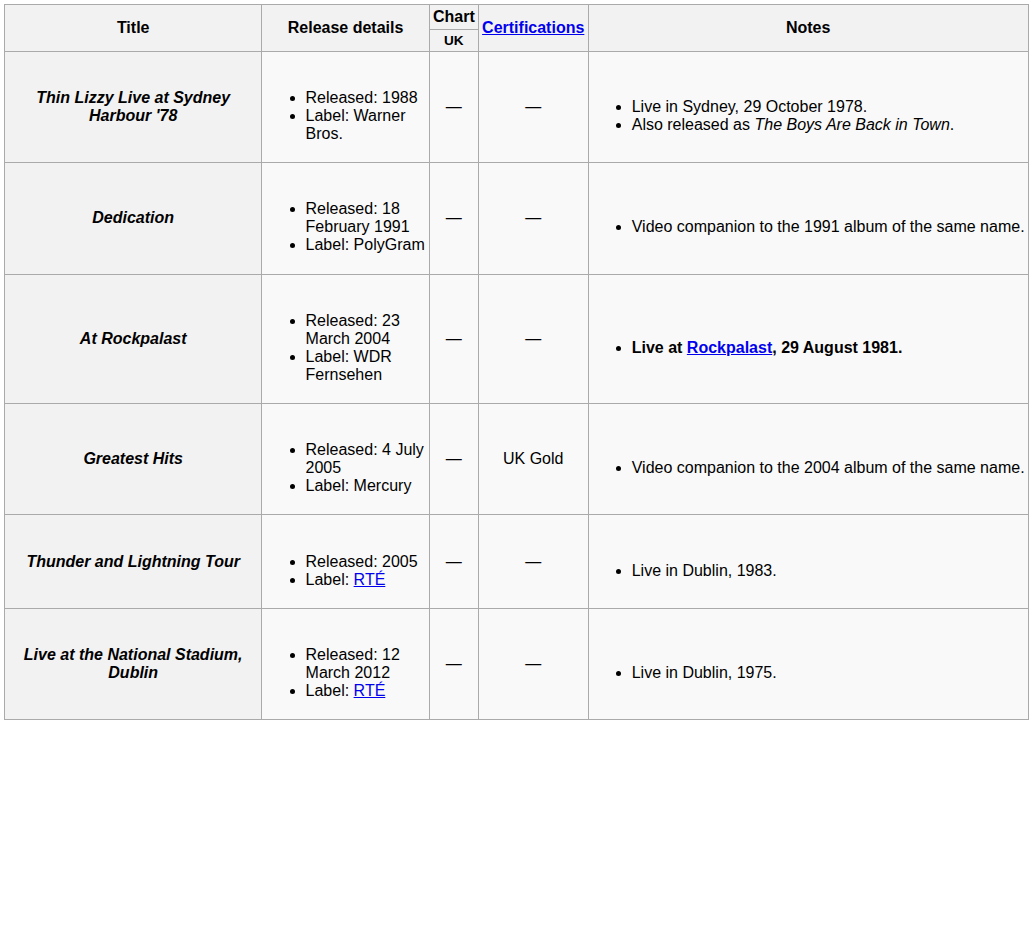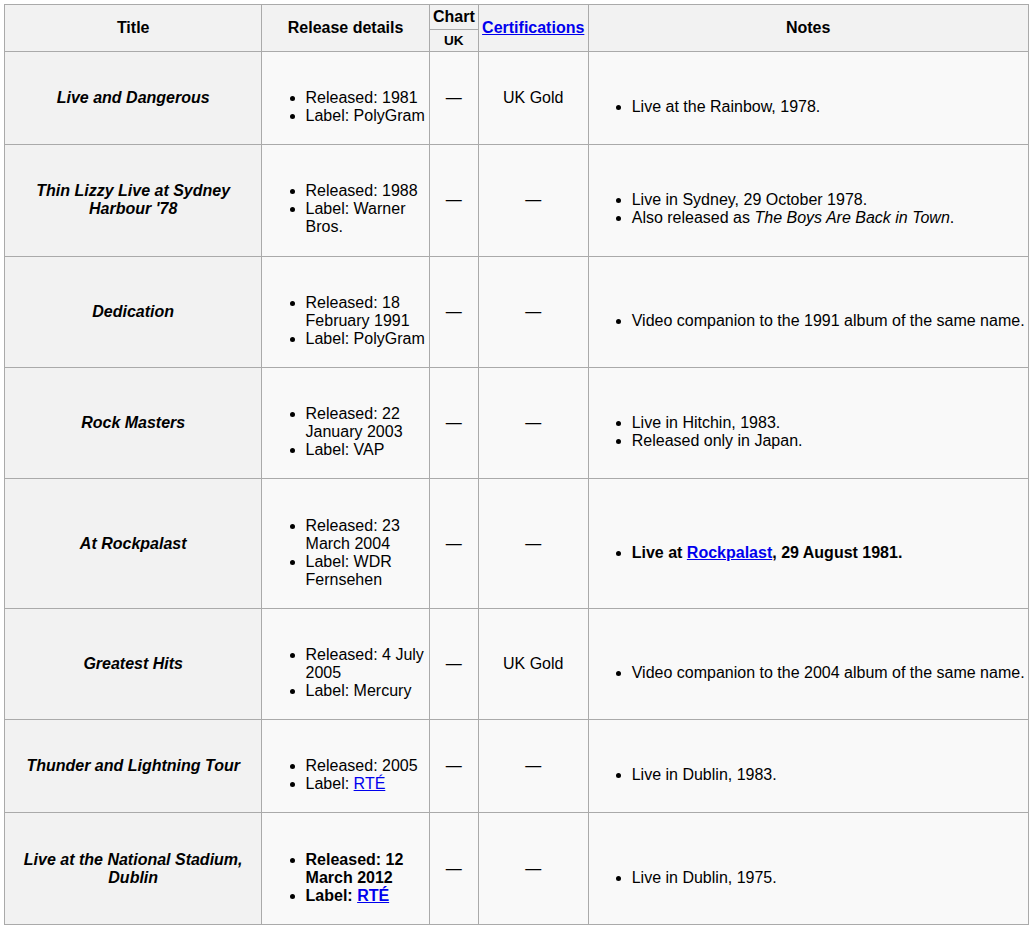+ row: (133, 98)
+ row: (133, 423)
(346, 673) normal -> (346, 878) bold
